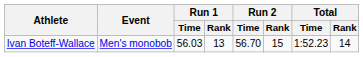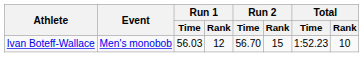(219, 44) 13 -> (219, 44) 12
(345, 44) 14 -> (345, 44) 10
